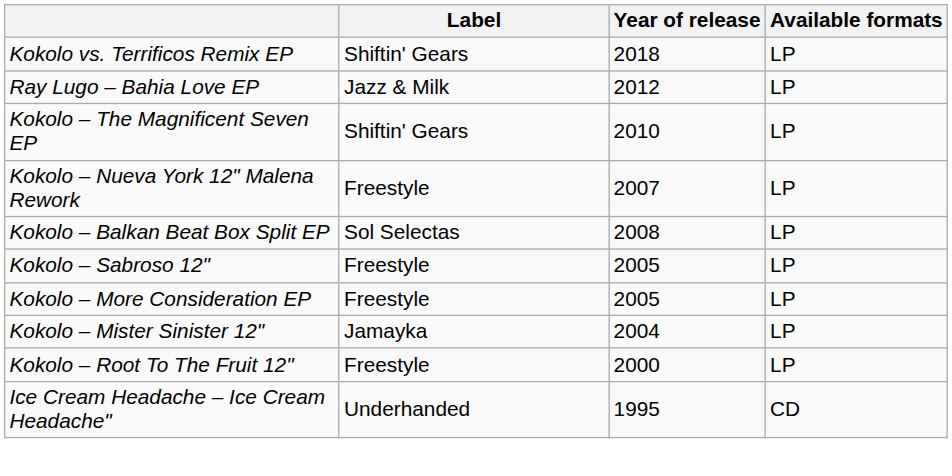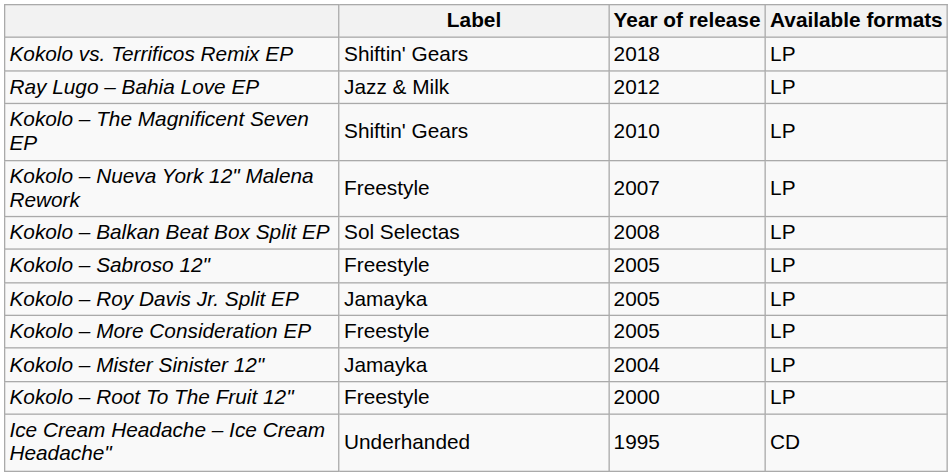+ row: (154, 298)
